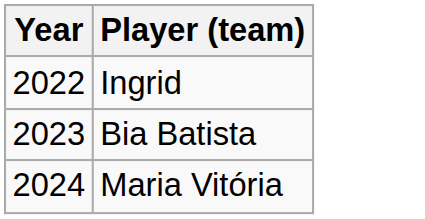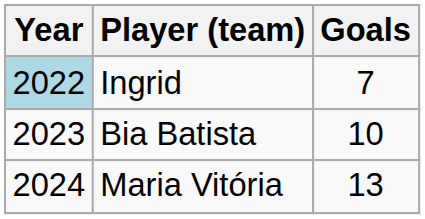+ column: (366, 30)
(49, 82) no background -> (49, 82) lightblue background
